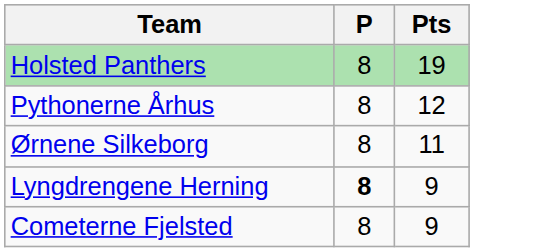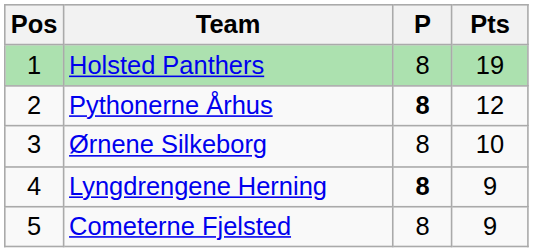+ column: (34, 24)
(364, 105) normal -> (423, 105) bold
(432, 145) 11 -> (490, 145) 10
